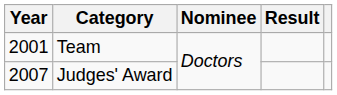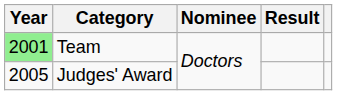(29, 47) no background -> (29, 47) lightgreen background
(29, 75) 2007 -> (29, 75) 2005
